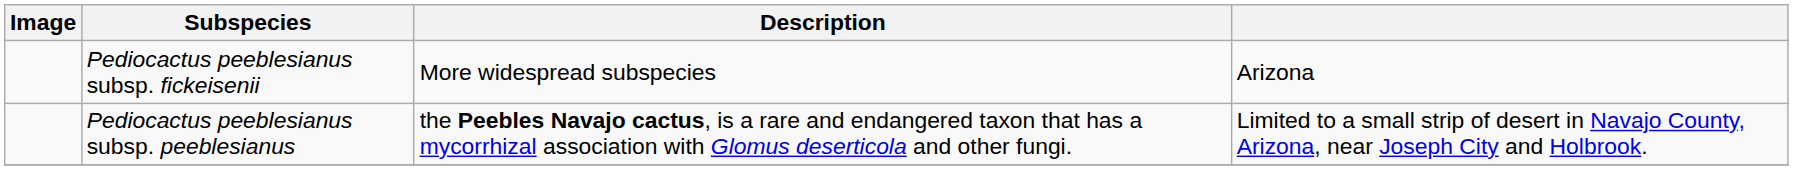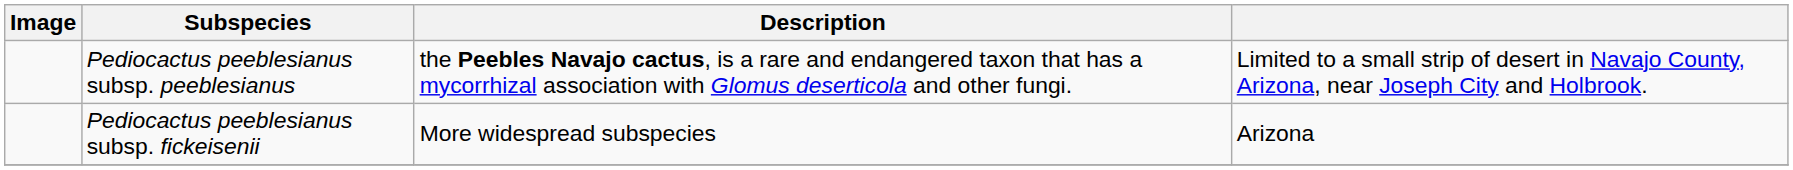rows swapped: (220, 71) <-> (220, 133)
